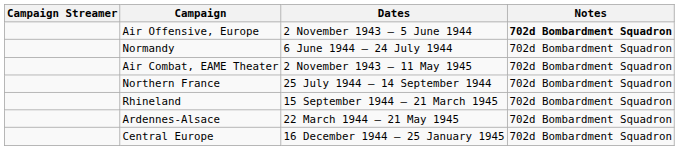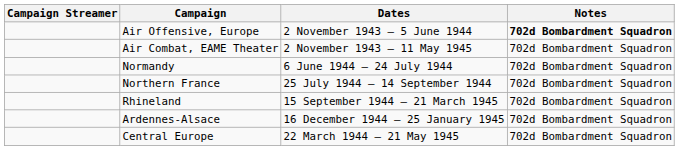rows swapped: (201, 66) <-> (149, 48)
(371, 119) 22 March 1944 – 21 May 1945 -> (394, 119) 16 December 1944 – 25 January 1945
(394, 136) 16 December 1944 – 25 January 1945 -> (371, 136) 22 March 1944 – 21 May 1945
